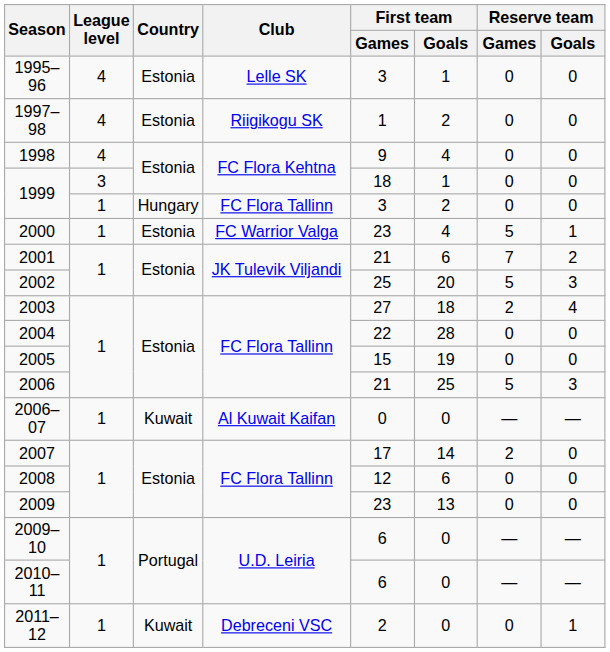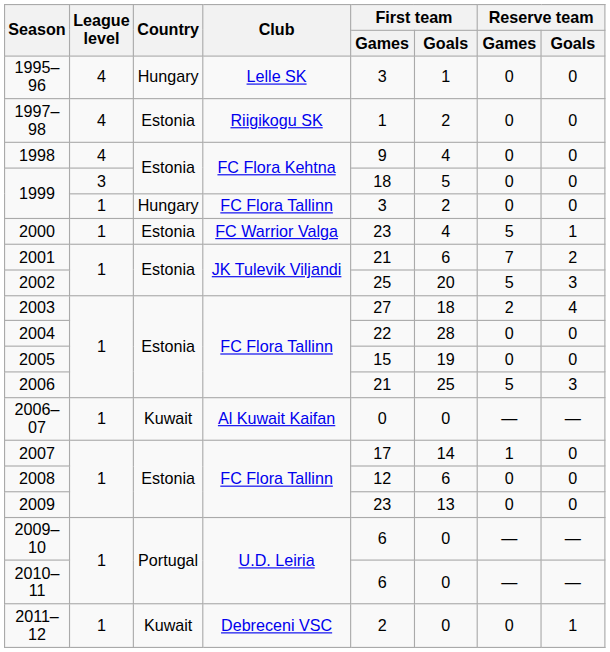(168, 78) Estonia -> (168, 78) Hungary
(446, 181) 1 -> (446, 181) 5
(509, 454) 2 -> (509, 454) 1
